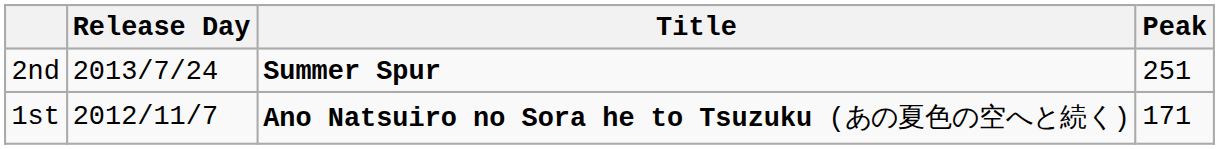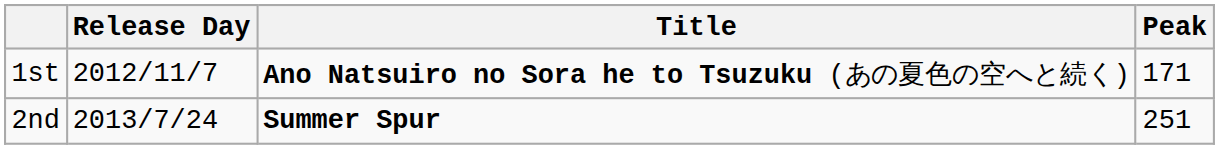rows swapped: (36, 118) <-> (36, 71)
